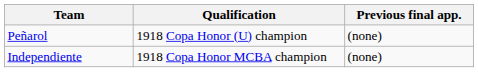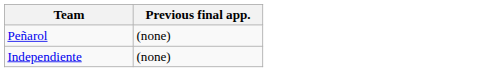- column: (239, 14)
